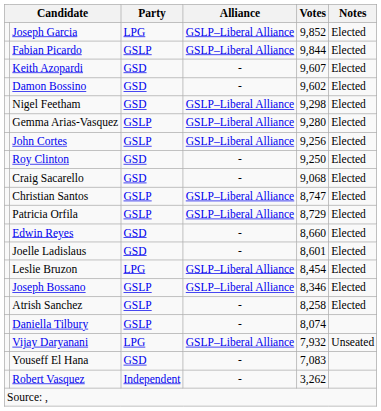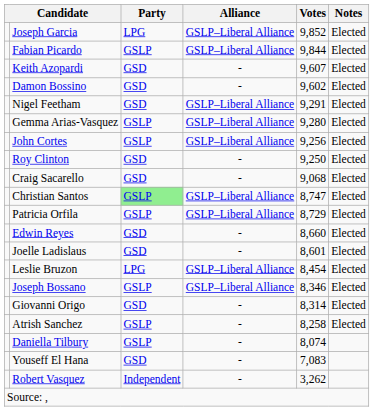(313, 104) 9,298 -> (313, 104) 9,291
(138, 196) no background -> (138, 196) lightgreen background
+ row: (49, 305)
- row: (50, 342)
